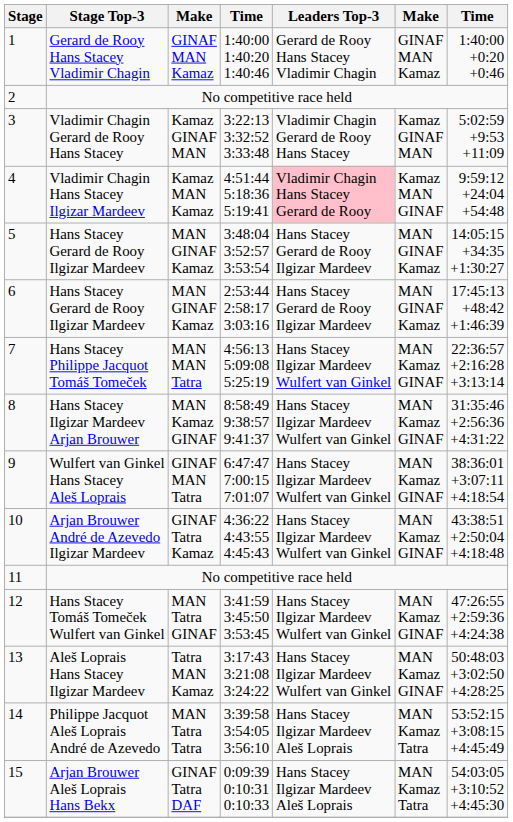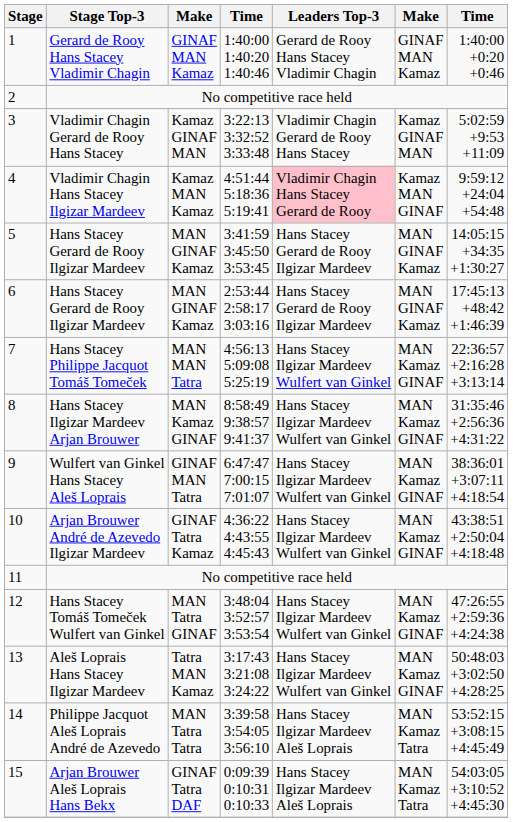(246, 251) 3:48:04 3:52:57 3:53:54 -> (246, 251) 3:41:59 3:45:50 3:53:45
(246, 617) 3:41:59 3:45:50 3:53:45 -> (246, 617) 3:48:04 3:52:57 3:53:54
